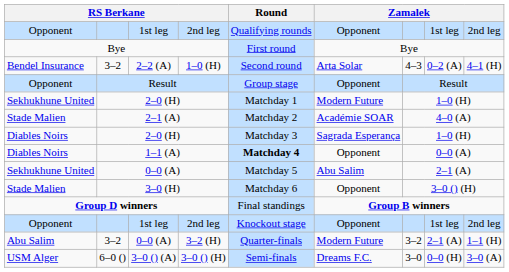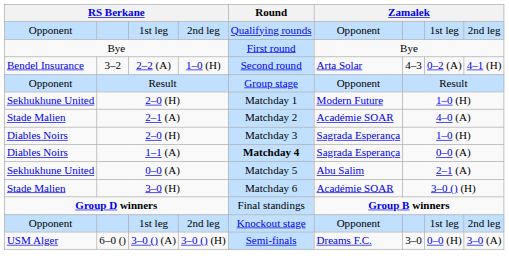(358, 153) Opponent -> (358, 153) Sagrada Esperança
(358, 188) Opponent -> (355, 188) Académie SOAR
- row: (31, 240)
